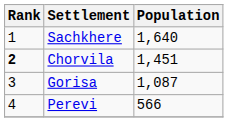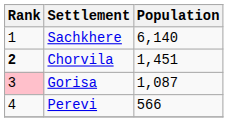(157, 38) 1,640 -> (157, 38) 6,140
(12, 83) no background -> (12, 83) pink background
